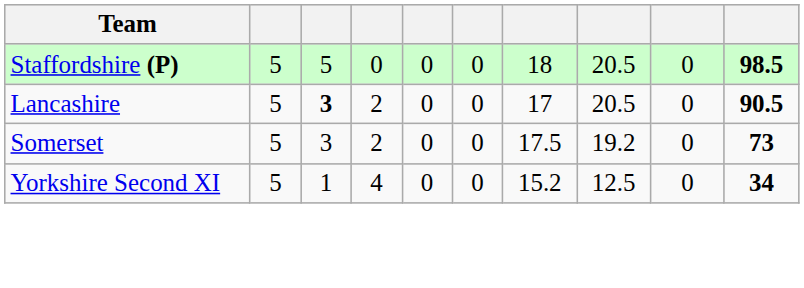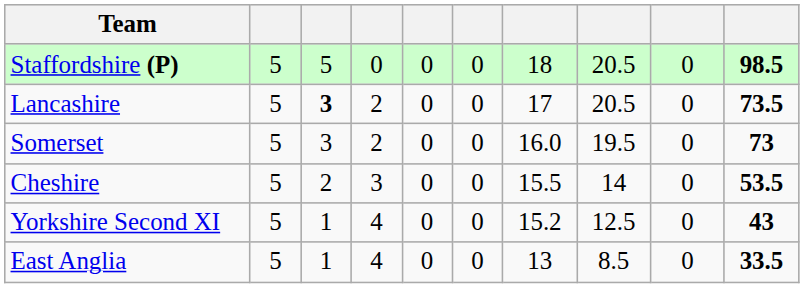(761, 103) 90.5 -> (761, 103) 73.5
(540, 143) 17.5 -> (540, 143) 16.0
(614, 143) 19.2 -> (614, 143) 19.5
+ row: (55, 182)
(761, 182) 34 -> (761, 222) 43
+ row: (68, 261)
